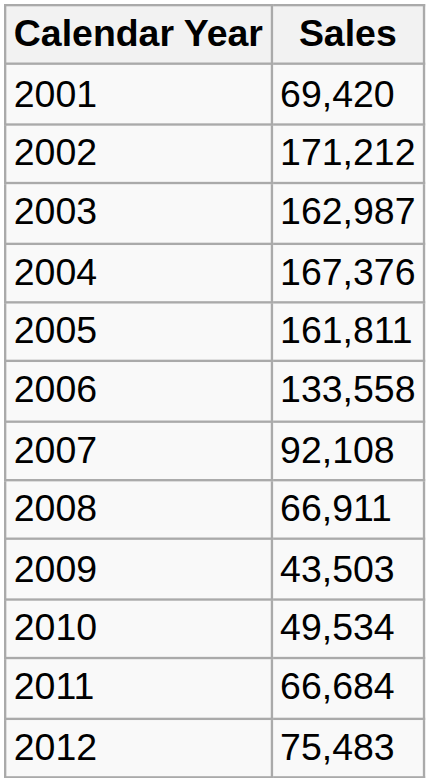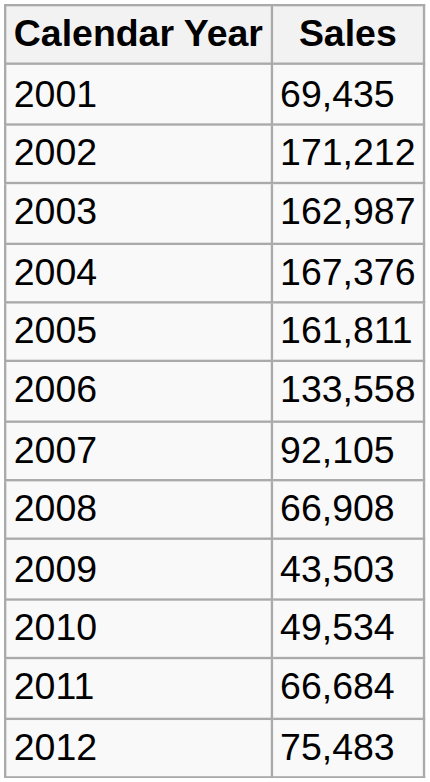(337, 93) 69,420 -> (337, 93) 69,435
(337, 449) 92,108 -> (337, 449) 92,105
(336, 509) 66,911 -> (337, 509) 66,908
